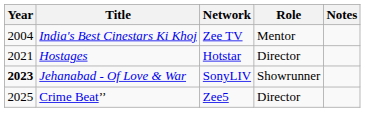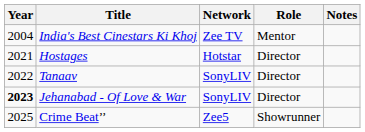+ row: (58, 76)
(289, 76) Showrunner -> (279, 96) Director
(279, 96) Director -> (289, 117) Showrunner
